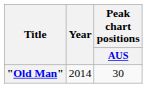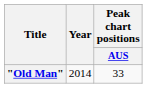(118, 73) 30 -> (118, 73) 33
